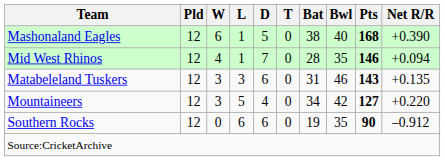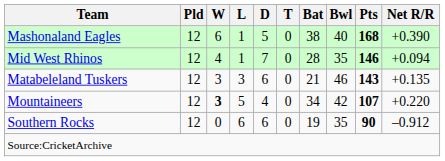(313, 79) 31 -> (313, 79) 21
(218, 101) normal -> (218, 101) bold
(369, 101) 127 -> (369, 101) 107
